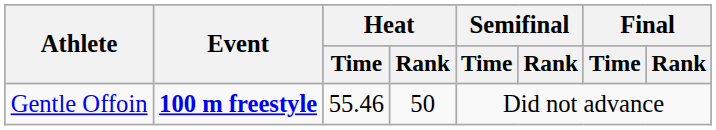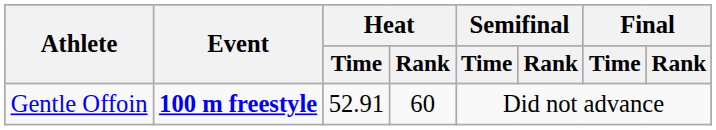(356, 104) 55.46 -> (356, 104) 52.91
(423, 104) 50 -> (423, 104) 60
